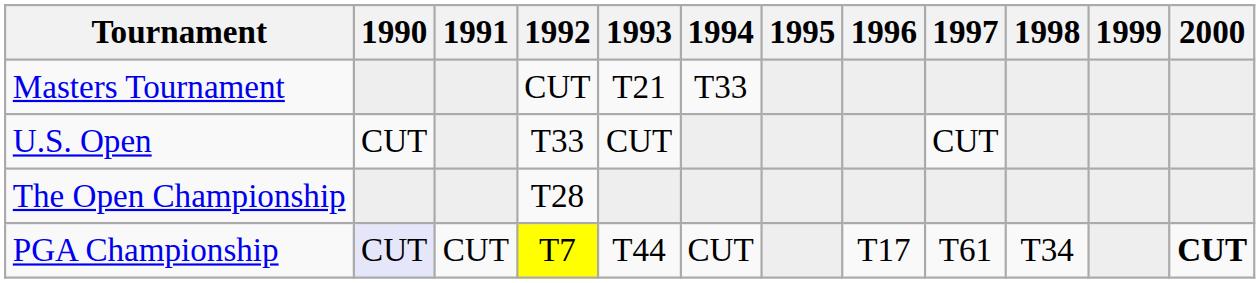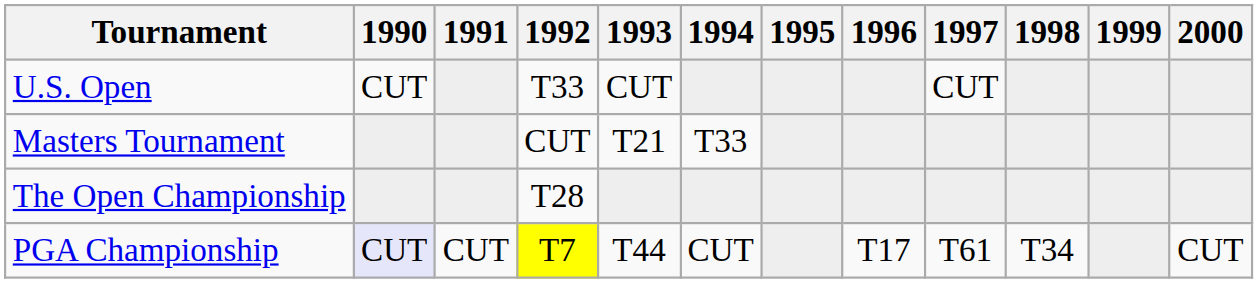rows swapped: (149, 86) <-> (82, 141)
(1212, 250) bold -> (1210, 250) normal
